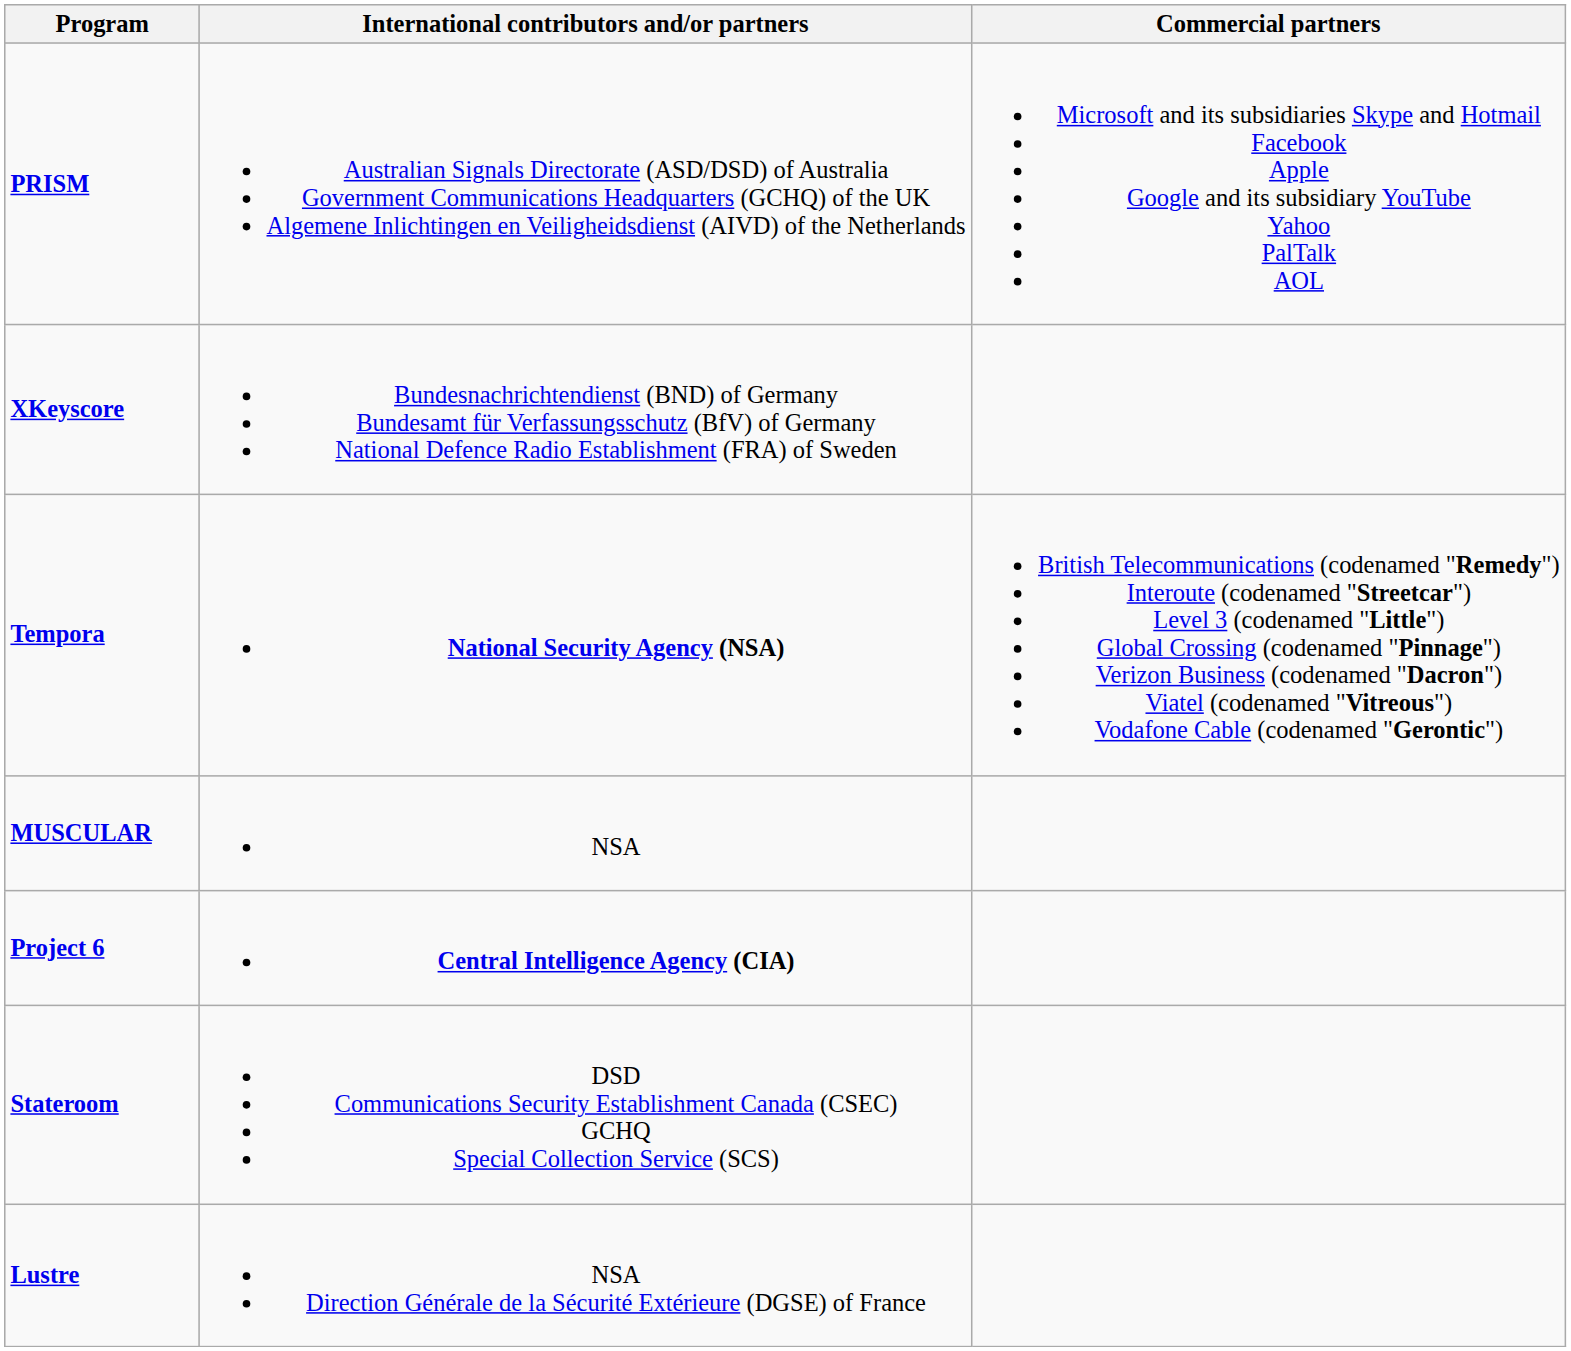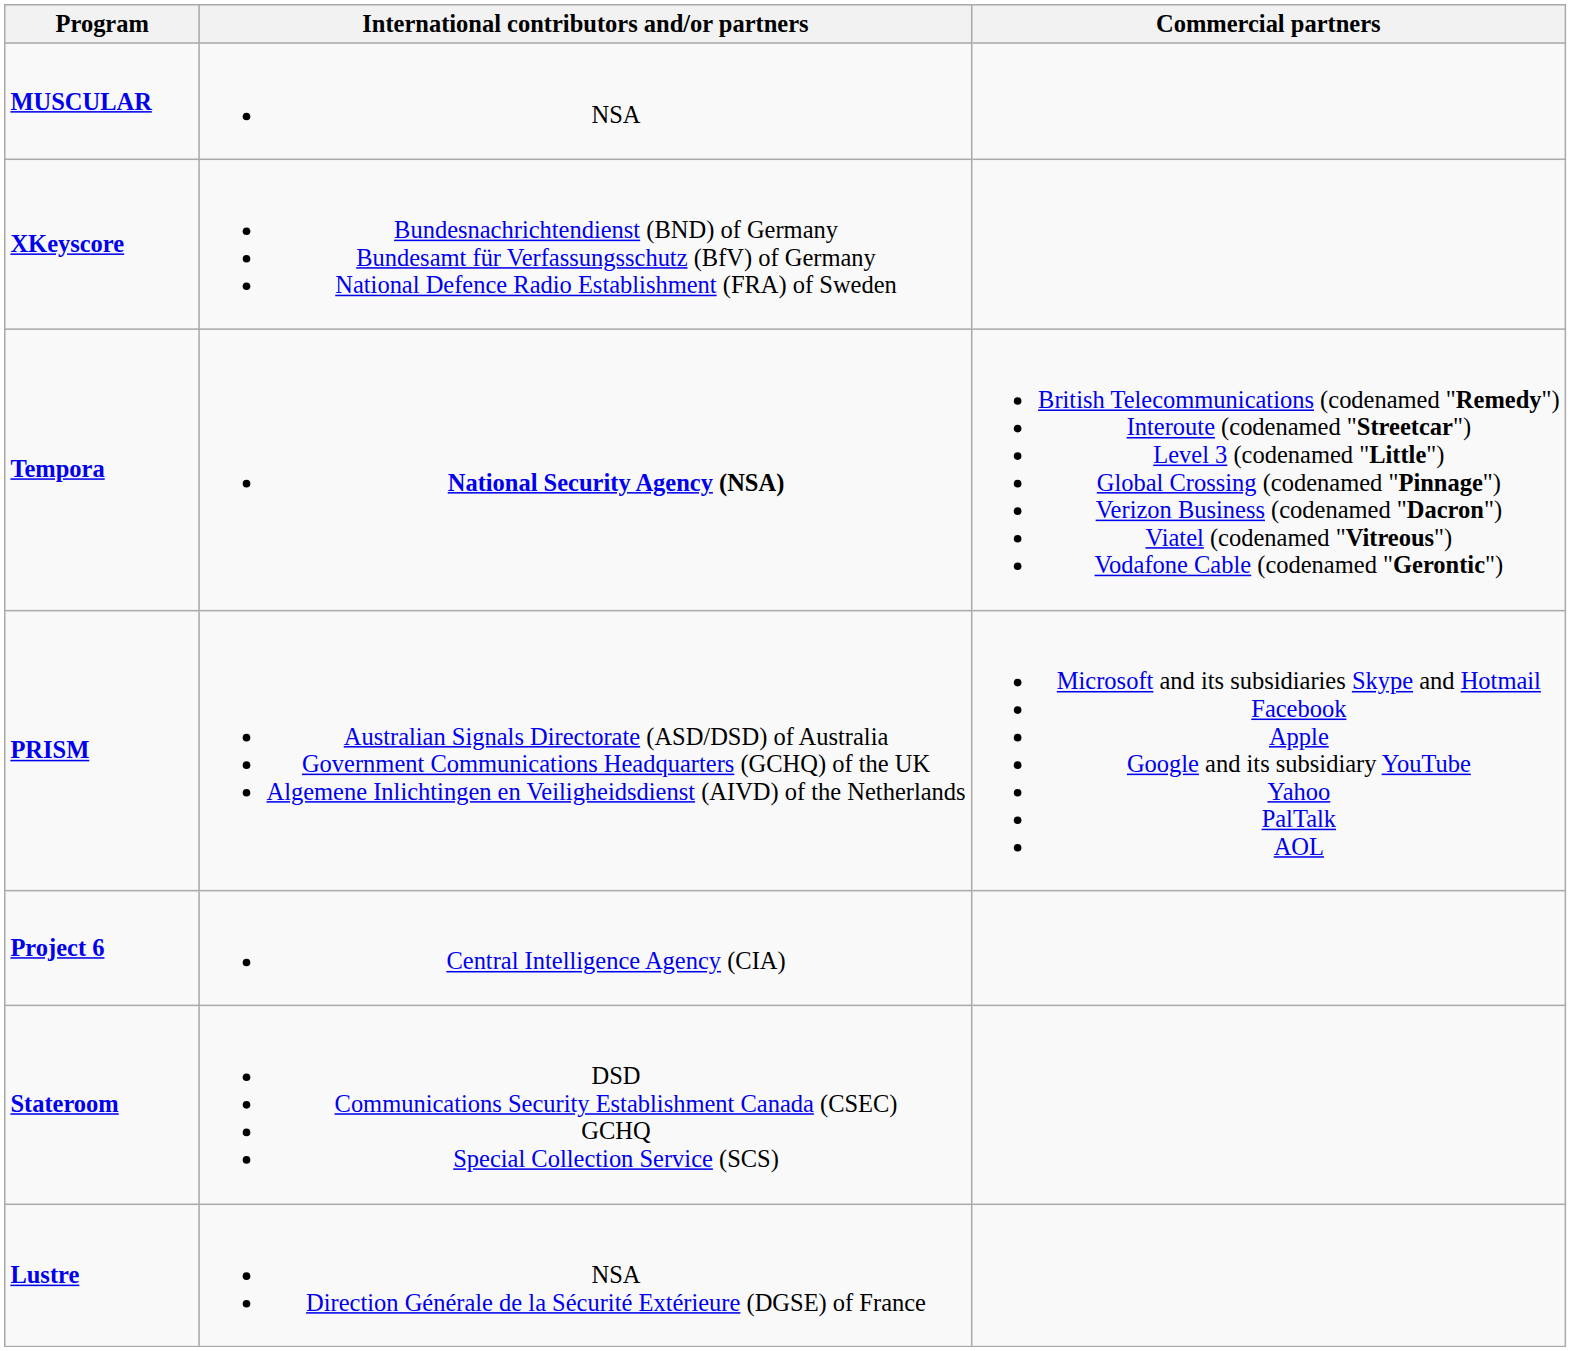rows swapped: (50, 183) <-> (81, 832)
(585, 962) bold -> (585, 962) normal
